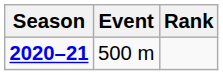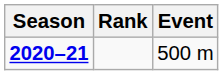columns swapped: (126, 21) <-> (189, 21)
